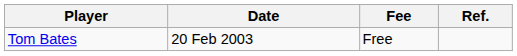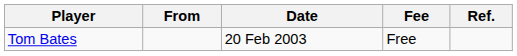+ column: (182, 16)
